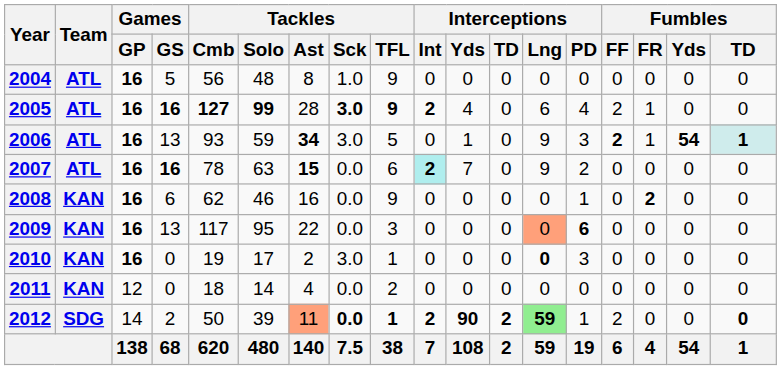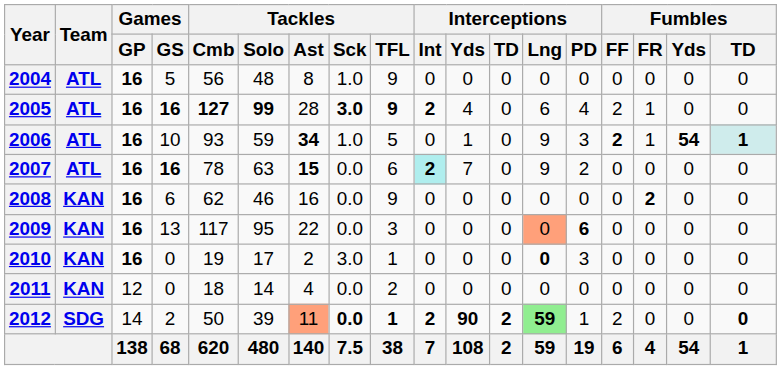(170, 139) 13 -> (170, 139) 10
(350, 139) 3.0 -> (350, 139) 1.0
(584, 199) 1 -> (584, 199) 0
